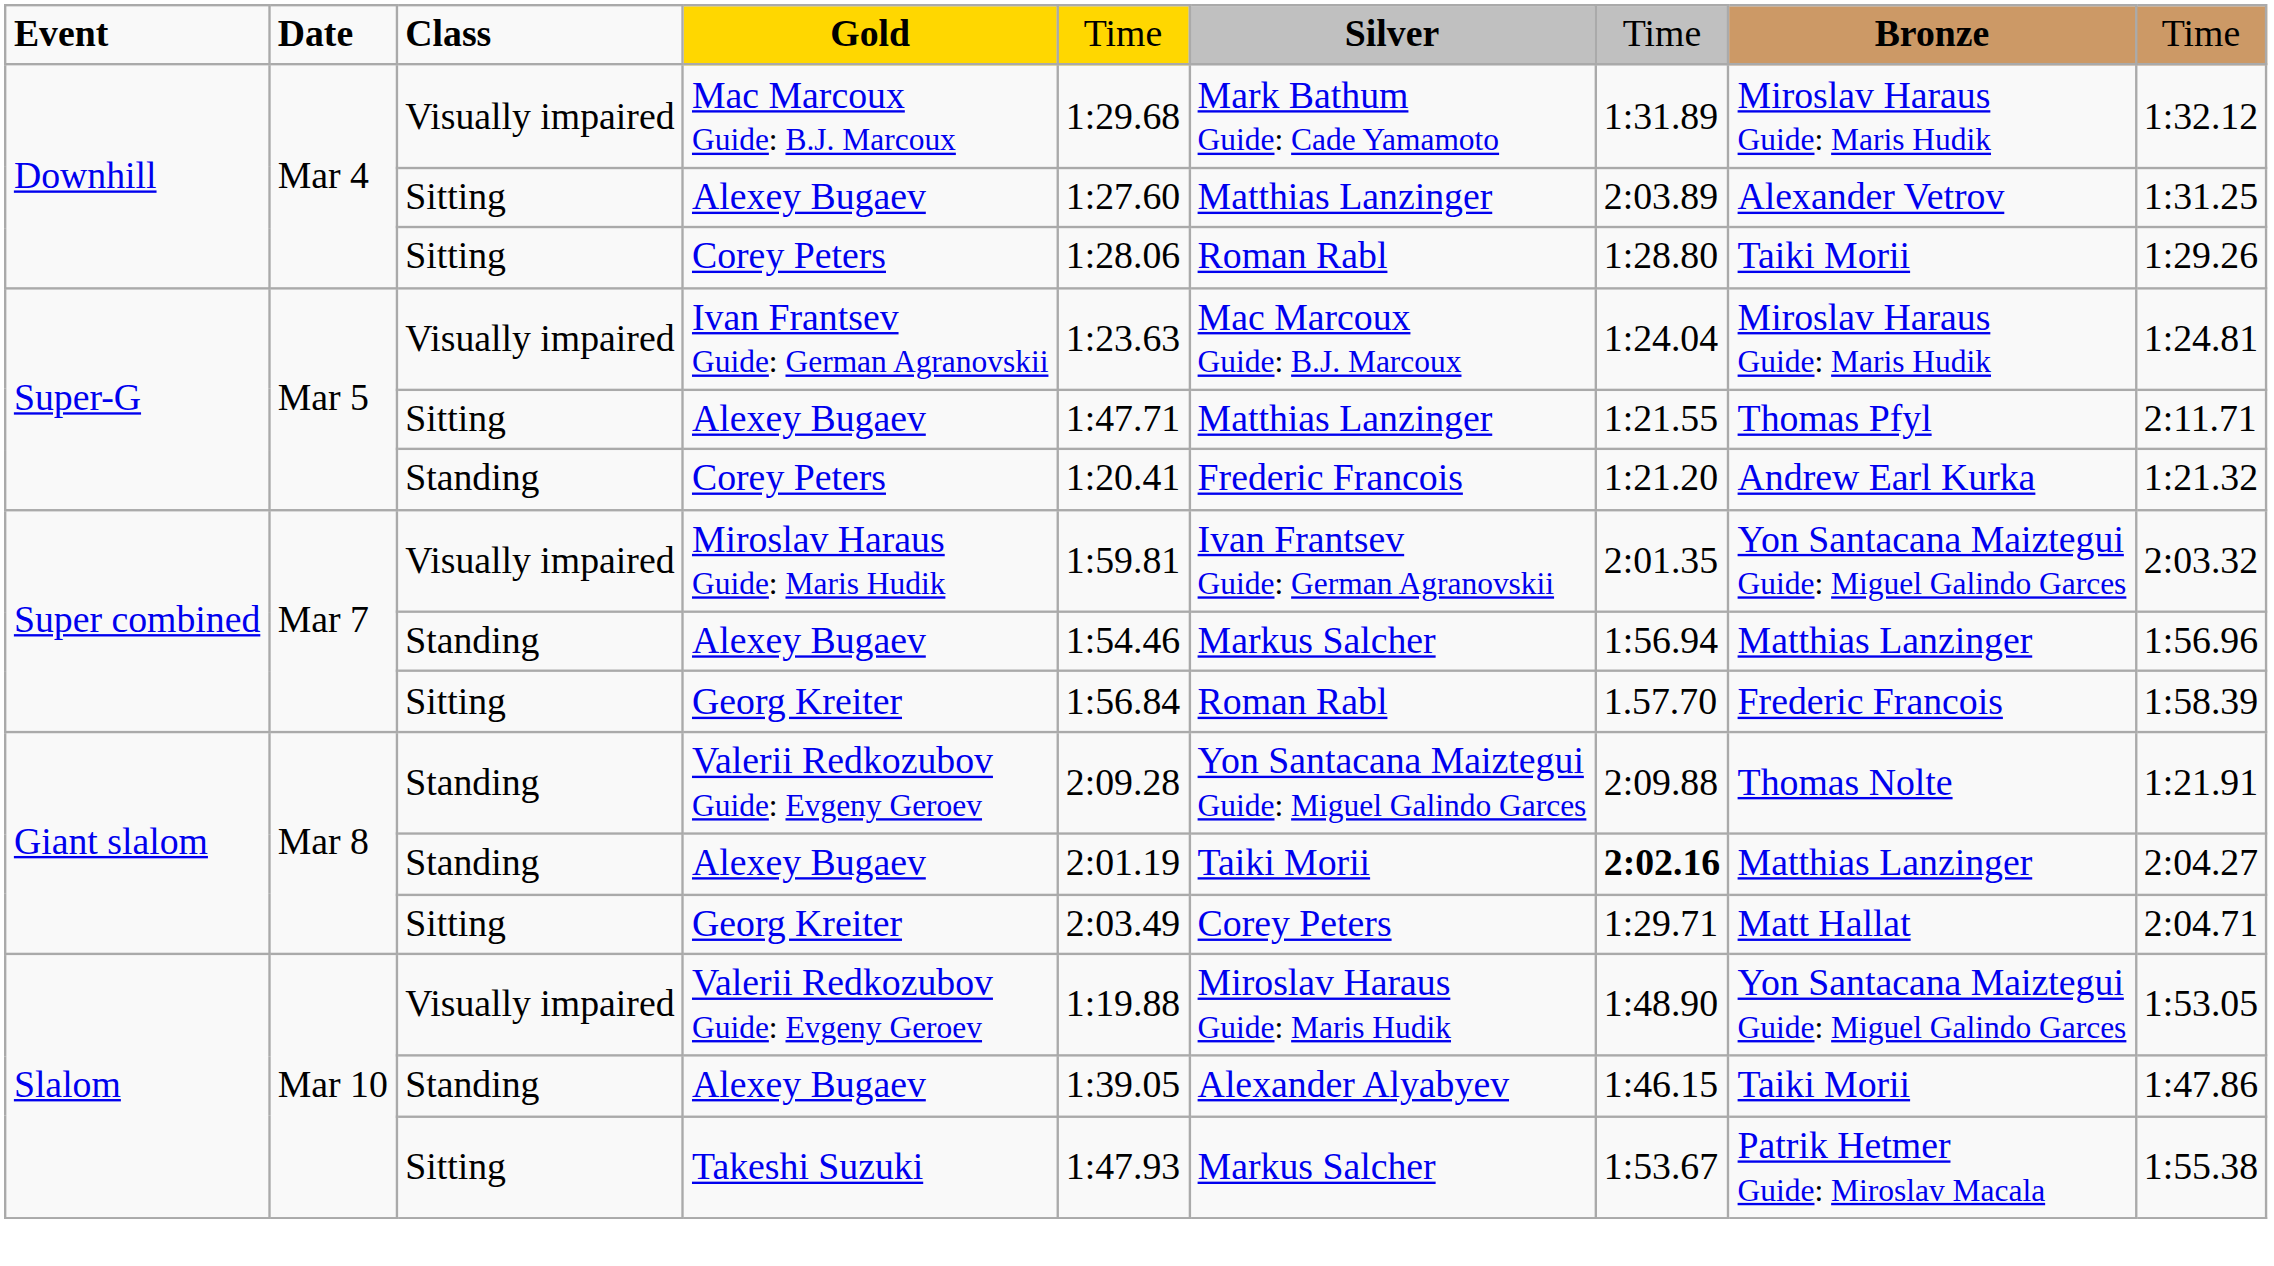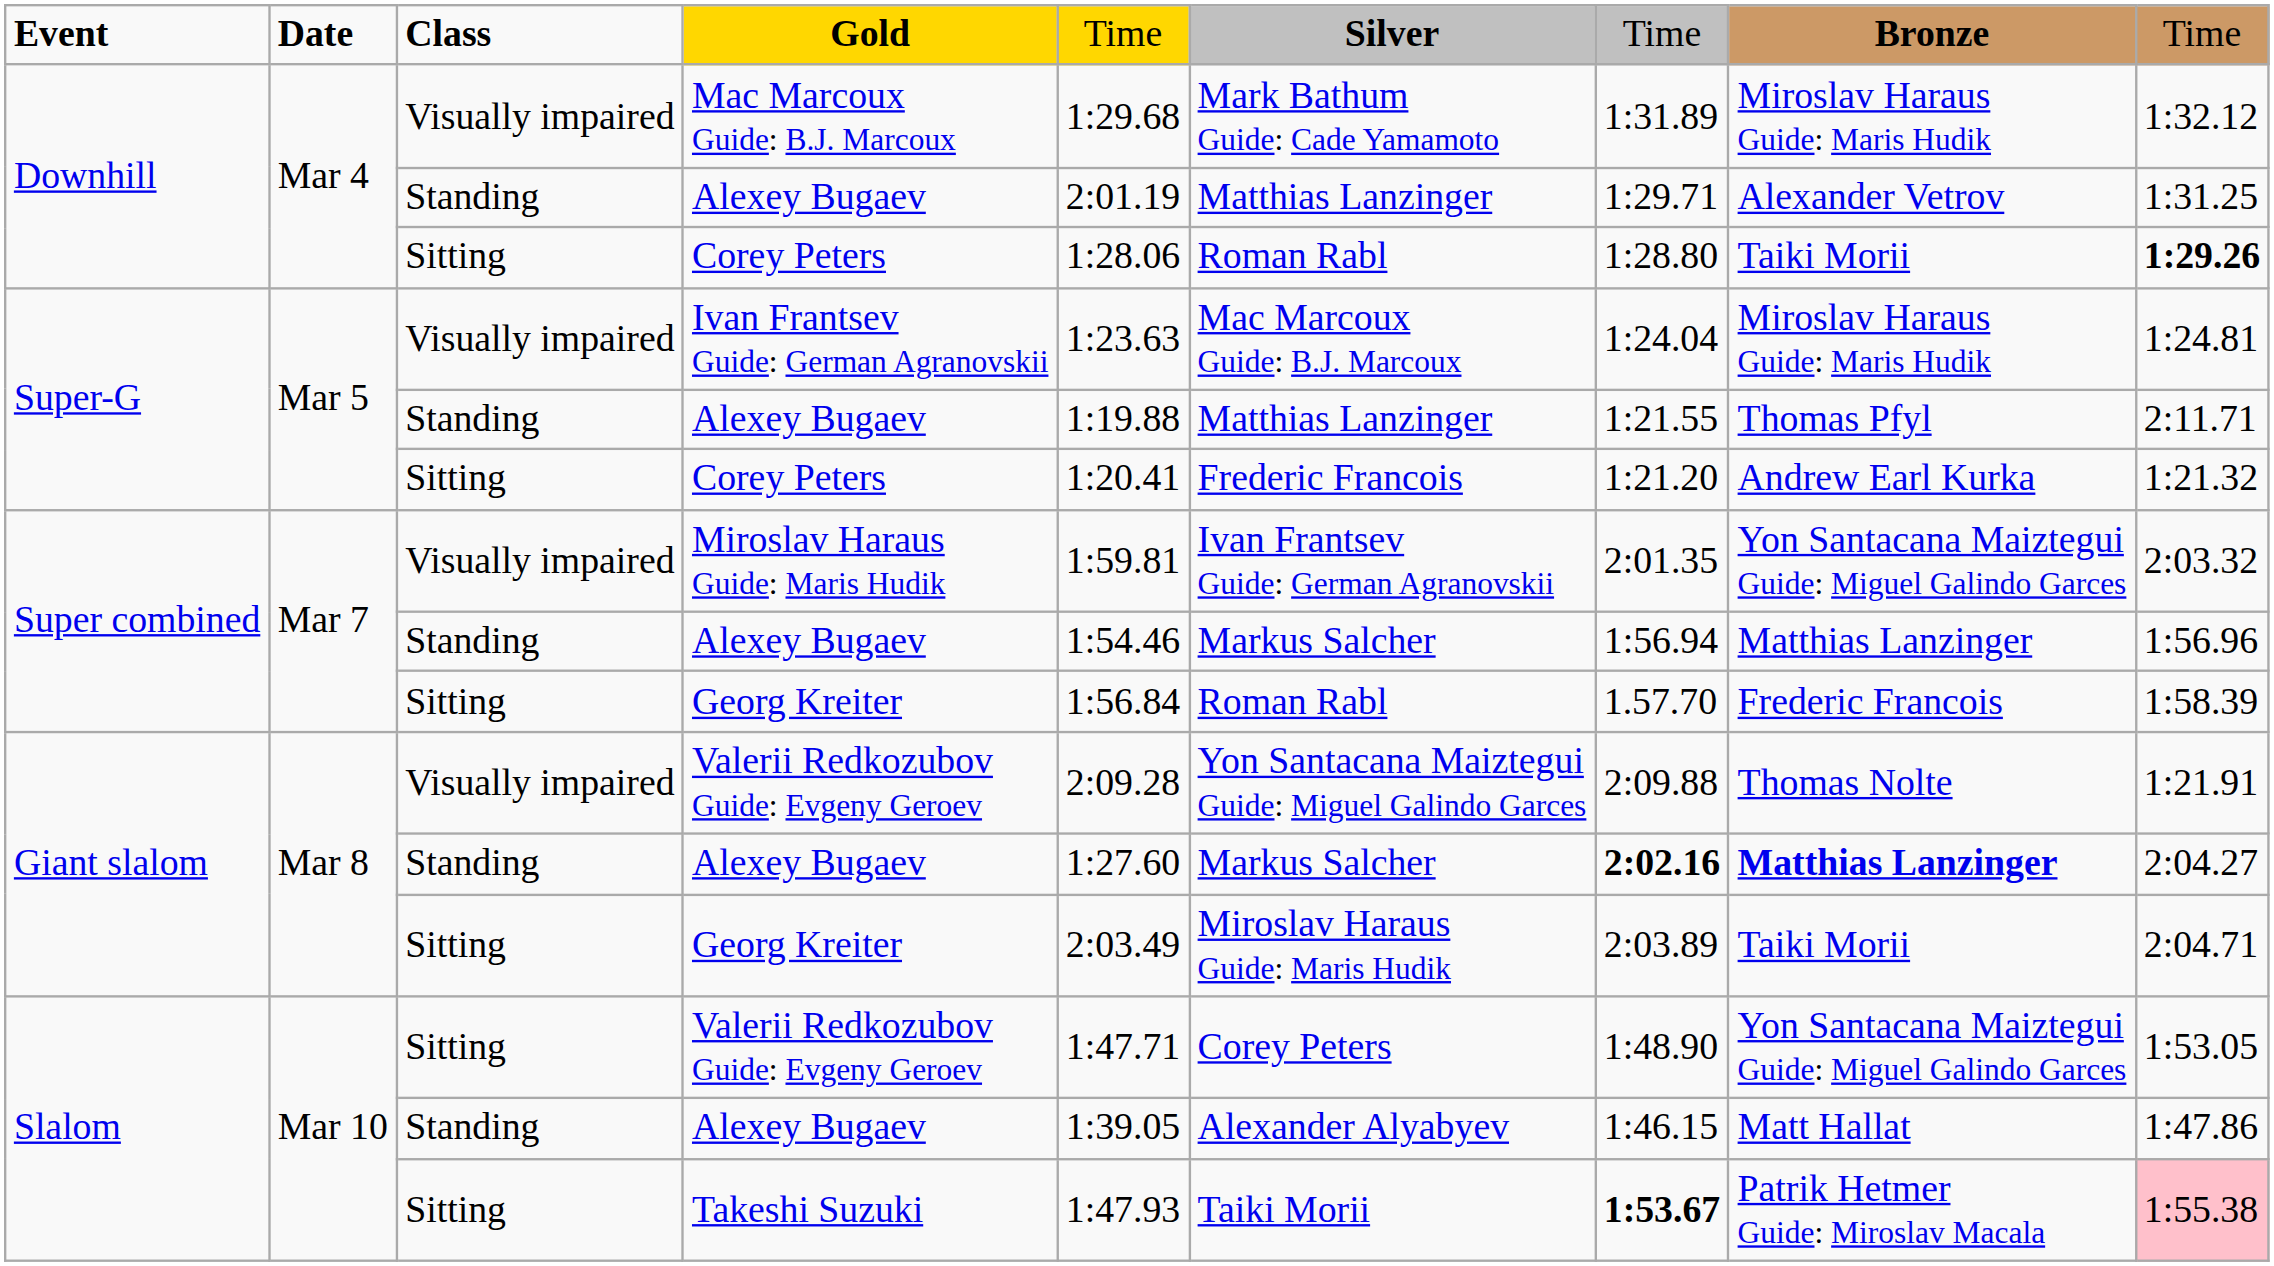(456, 196) Sitting -> (472, 196) Standing
(1123, 196) 1:27.60 -> (1123, 196) 2:01.19
(1661, 196) 2:03.89 -> (1661, 196) 1:29.71
(2201, 256) normal -> (2202, 256) bold
(456, 418) Sitting -> (472, 418) Standing
(1123, 418) 1:47.71 -> (1123, 418) 1:19.88
(472, 478) Standing -> (456, 478) Sitting
(472, 781) Standing -> (540, 781) Visually impaired
(1123, 863) 2:01.19 -> (1123, 863) 1:27.60
(1284, 863) Taiki Morii -> (1317, 863) Markus Salcher
(1885, 863) normal -> (1898, 863) bold
(1295, 922) Corey Peters -> (1324, 944) Miroslav Haraus Guide: Maris Hudik
(1661, 922) 1:29.71 -> (1661, 944) 2:03.89
(1824, 922) Matt Hallat -> (1824, 944) Taiki Morii
(540, 1004) Visually impaired -> (456, 1046) Sitting
(1123, 1004) 1:19.88 -> (1123, 1046) 1:47.71
(1324, 1004) Miroslav Haraus Guide: Maris Hudik -> (1295, 1046) Corey Peters
(1824, 1085) Taiki Morii -> (1824, 1127) Matt Hallat
(1317, 1166) Markus Salcher -> (1284, 1208) Taiki Morii
(1661, 1166) normal -> (1662, 1208) bold
(2201, 1166) no background -> (2201, 1208) pink background
